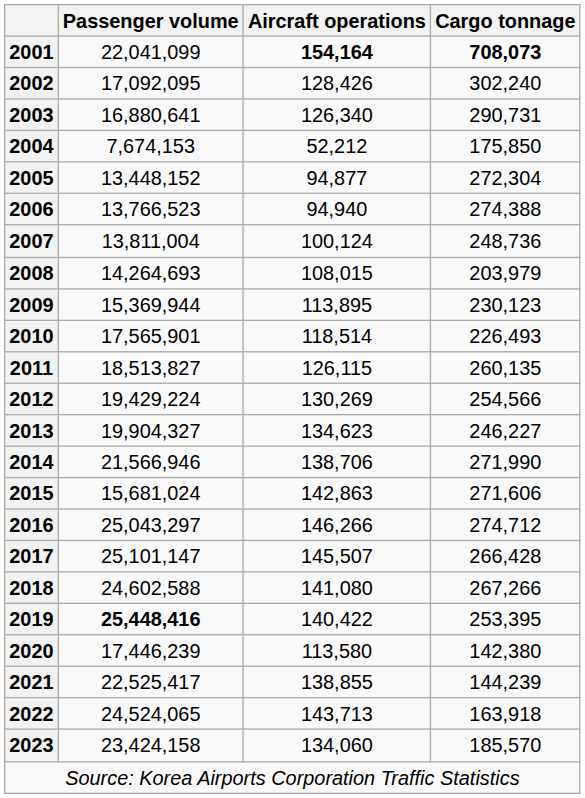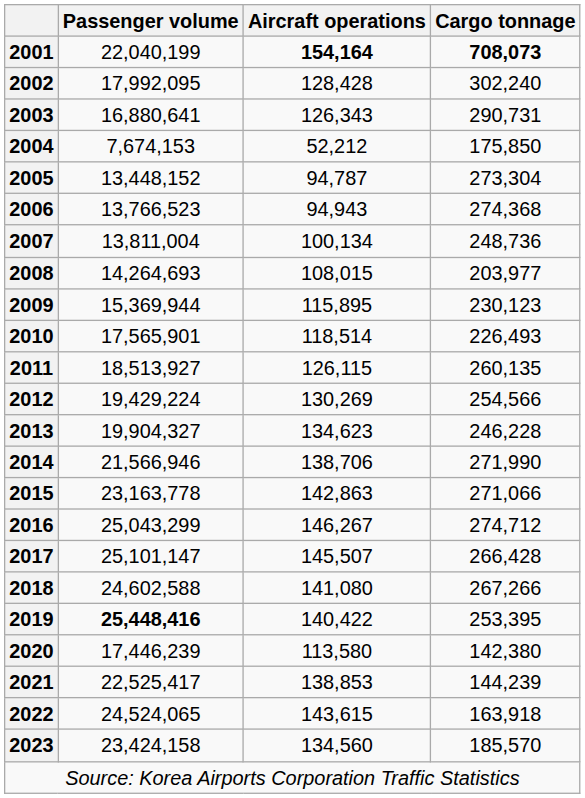(151, 52) 22,041,099 -> (151, 52) 22,040,199
(151, 84) 17,092,095 -> (151, 84) 17,992,095
(337, 84) 128,426 -> (337, 84) 128,428
(337, 115) 126,340 -> (337, 115) 126,343
(337, 178) 94,877 -> (337, 178) 94,787
(505, 178) 272,304 -> (505, 178) 273,304
(337, 210) 94,940 -> (337, 210) 94,943
(505, 210) 274,388 -> (505, 210) 274,368
(337, 241) 100,124 -> (337, 241) 100,134
(505, 273) 203,979 -> (505, 273) 203,977
(337, 304) 113,895 -> (337, 304) 115,895
(151, 367) 18,513,827 -> (151, 367) 18,513,927
(505, 430) 246,227 -> (505, 430) 246,228
(151, 493) 15,681,024 -> (151, 493) 23,163,778
(505, 493) 271,606 -> (505, 493) 271,066
(151, 525) 25,043,297 -> (151, 525) 25,043,299
(337, 525) 146,266 -> (337, 525) 146,267
(337, 683) 138,855 -> (337, 683) 138,853
(337, 714) 143,713 -> (337, 714) 143,615
(337, 746) 134,060 -> (337, 746) 134,560
